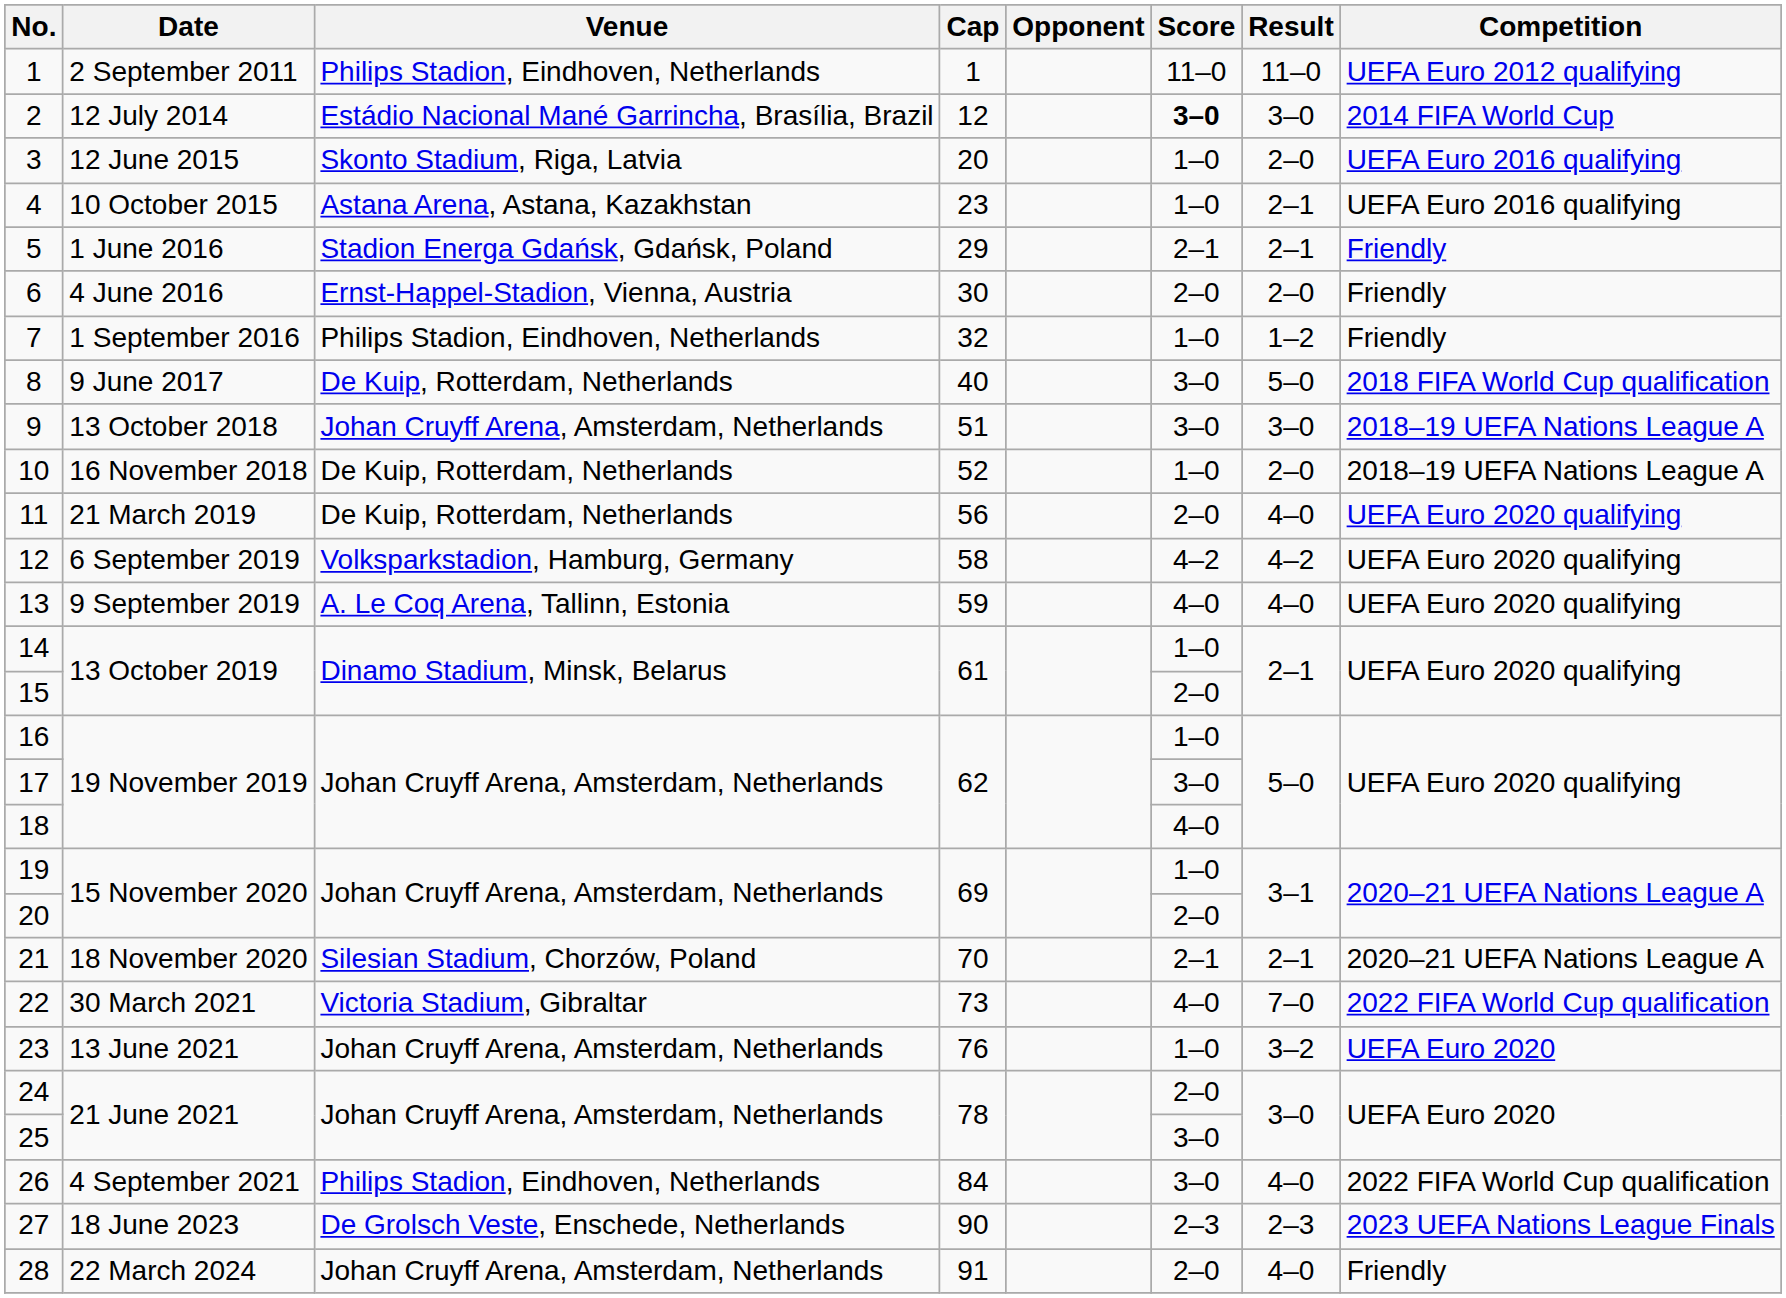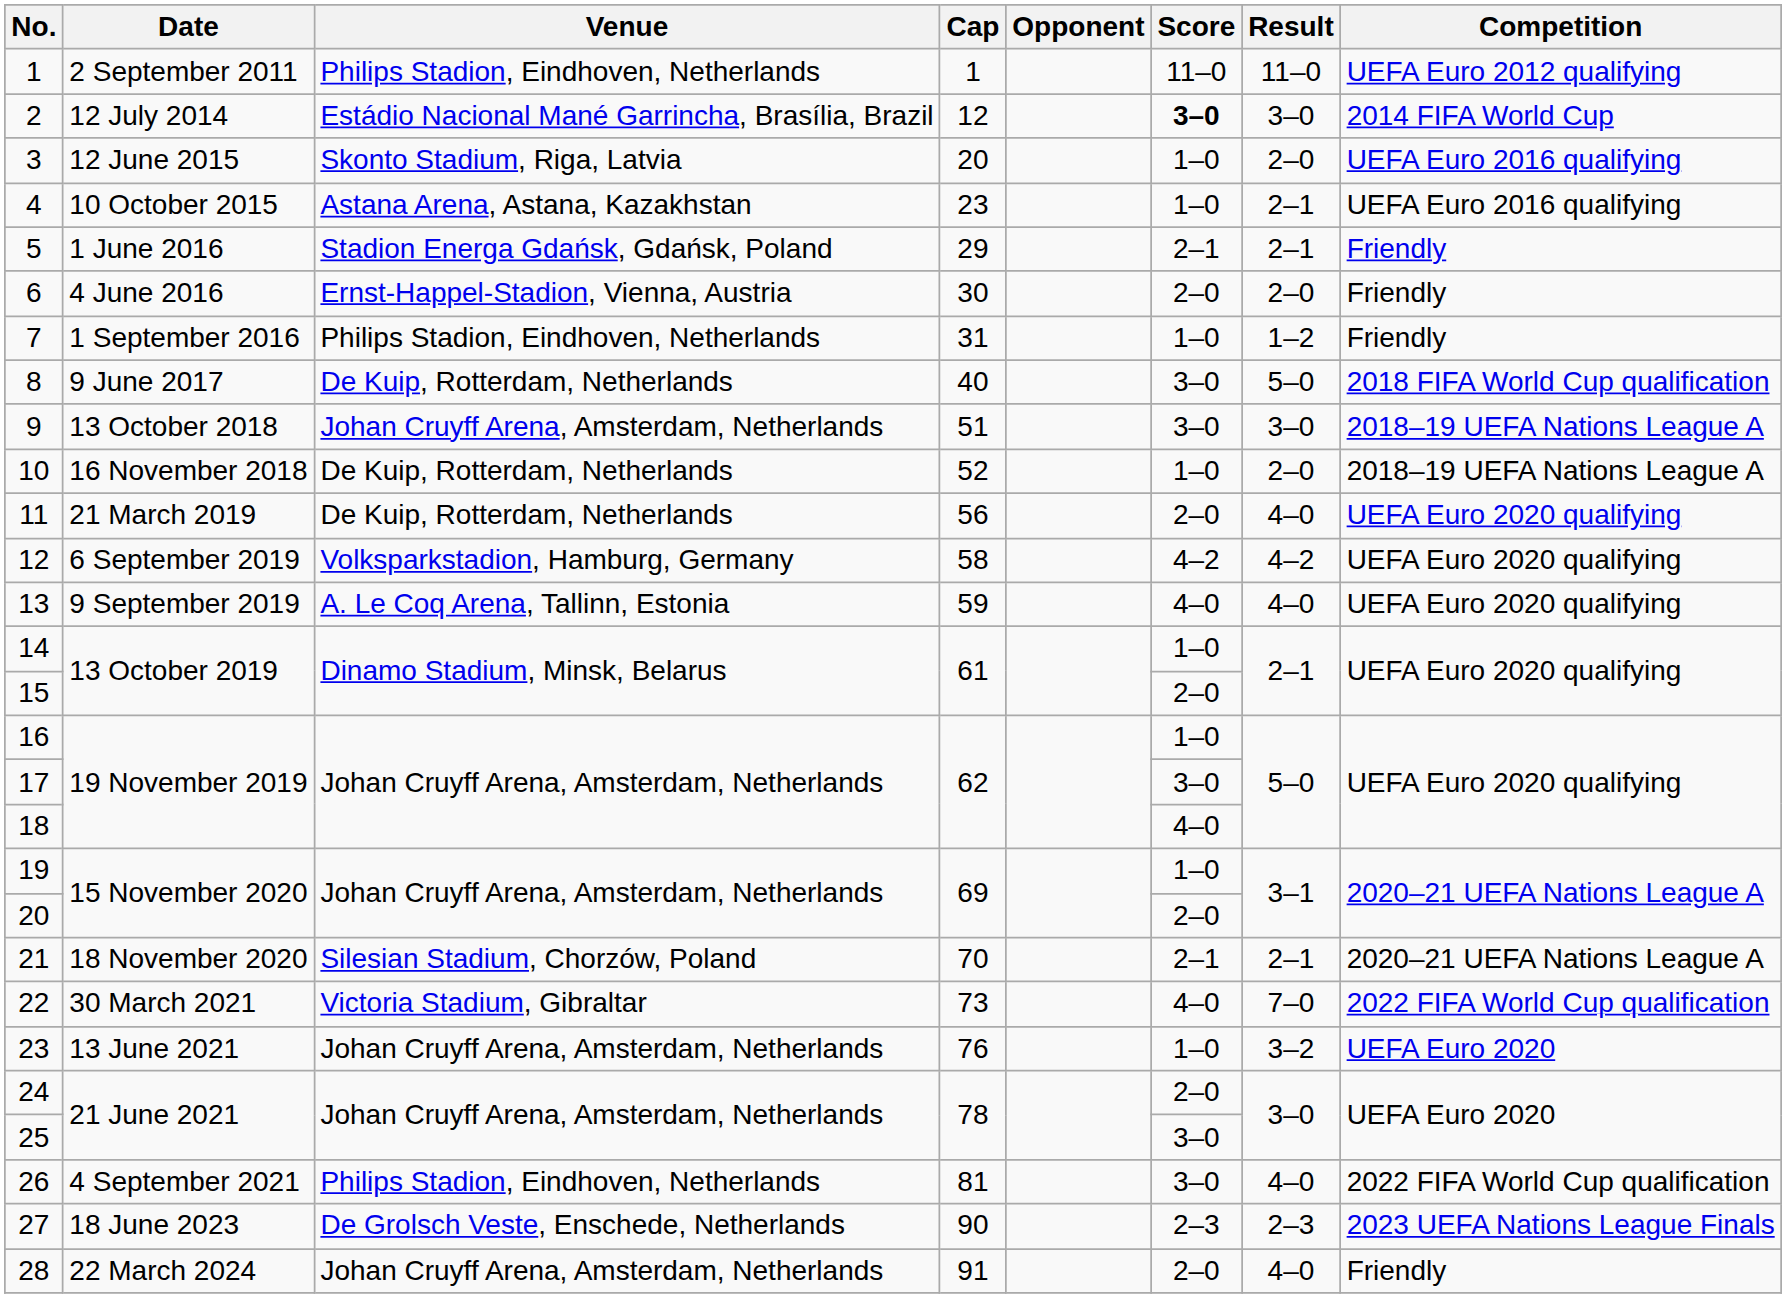(973, 337) 32 -> (973, 337) 31
(973, 1181) 84 -> (973, 1181) 81
